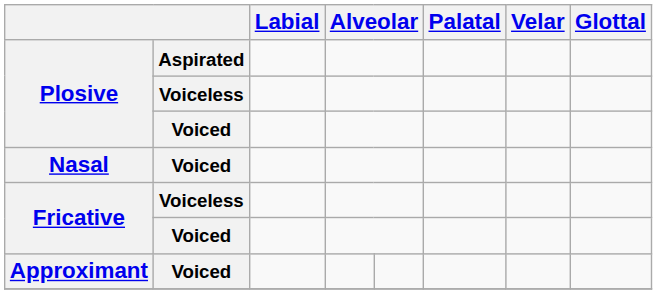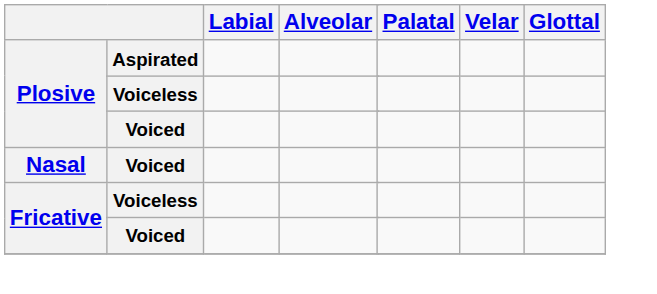- row: (79, 270)
